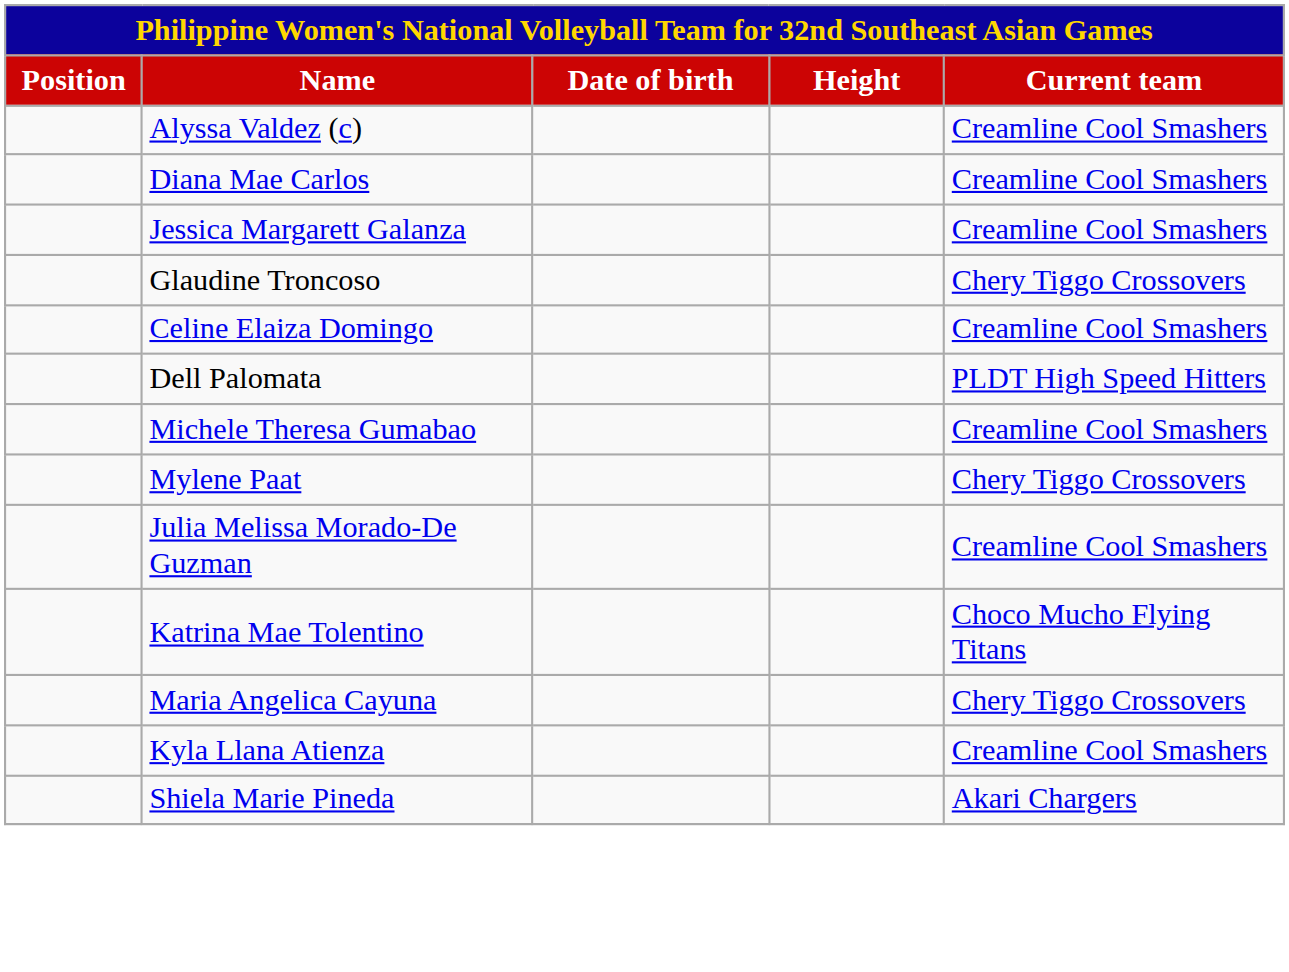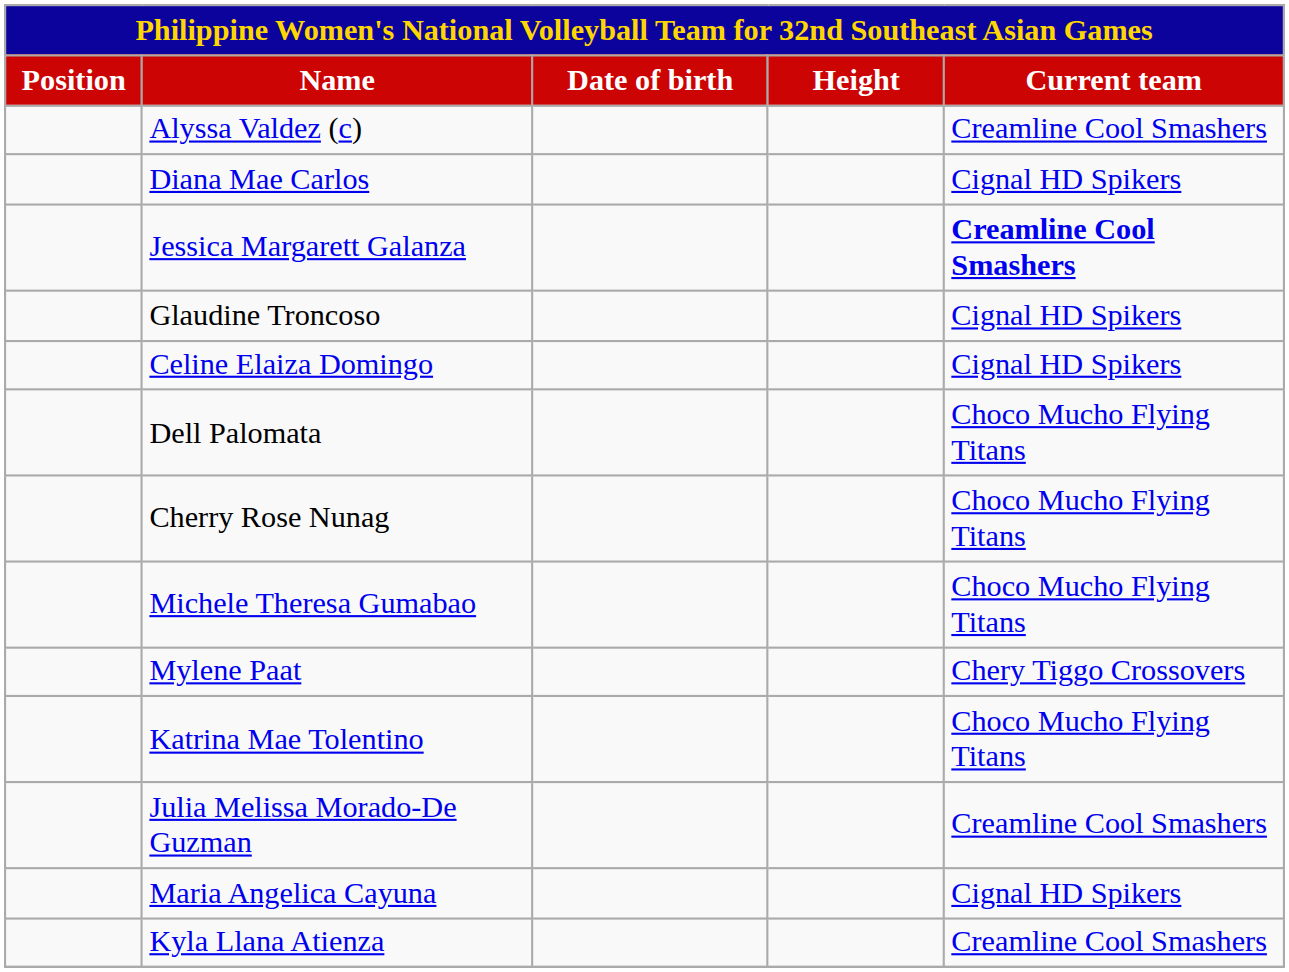(1110, 179) Creamline Cool Smashers -> (1066, 179) Cignal HD Spikers
(1110, 229) normal -> (1053, 247) bold
(1099, 279) Chery Tiggo Crossovers -> (1066, 314) Cignal HD Spikers
(1110, 329) Creamline Cool Smashers -> (1066, 364) Cignal HD Spikers
(1109, 378) PLDT High Speed Hitters -> (1081, 432) Choco Mucho Flying Titans
+ row: (269, 518)
(1110, 428) Creamline Cool Smashers -> (1081, 603) Choco Mucho Flying Titans
rows swapped: (287, 632) <-> (303, 546)
(1099, 699) Chery Tiggo Crossovers -> (1066, 892) Cignal HD Spikers
- row: (272, 799)
